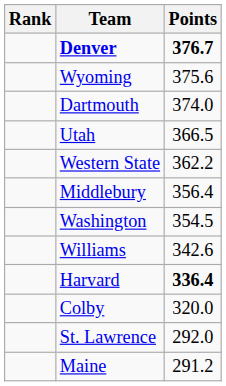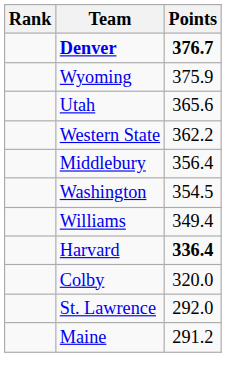(193, 76) 375.6 -> (193, 76) 375.9
- row: (99, 105)
(193, 134) 366.5 -> (193, 105) 365.6
(193, 250) 342.6 -> (193, 221) 349.4
